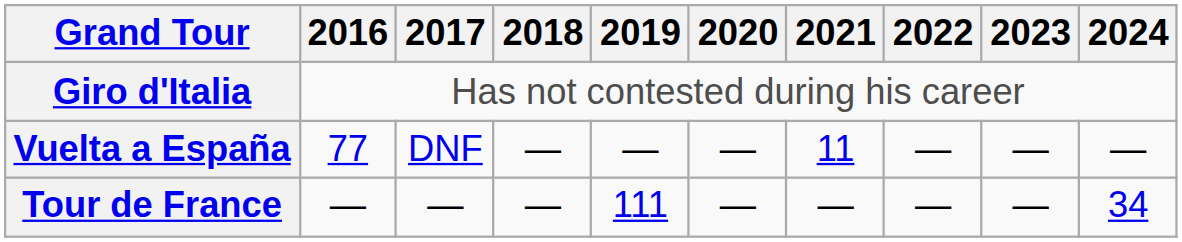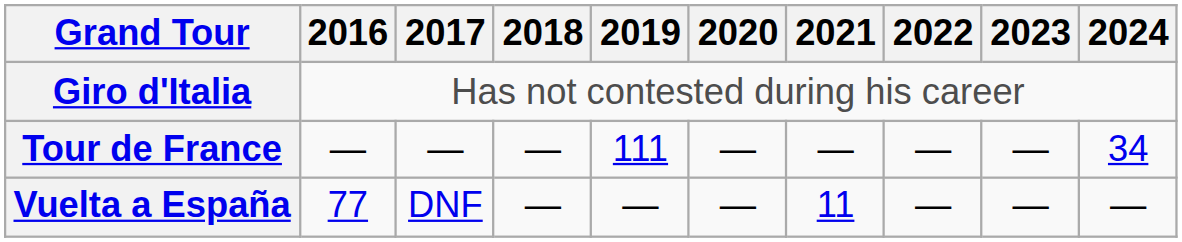rows swapped: (152, 206) <-> (152, 148)
